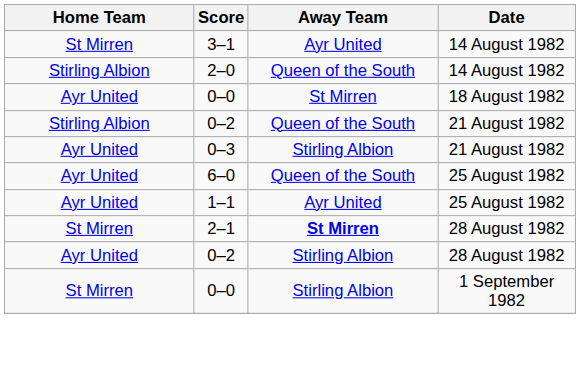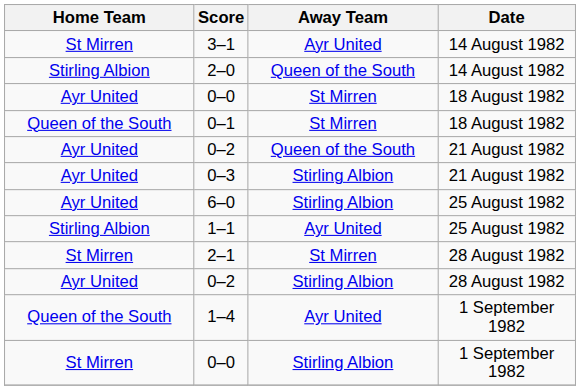+ row: (221, 123)
(99, 123) Stirling Albion -> (99, 149) Ayr United
(343, 176) Queen of the South -> (343, 202) Stirling Albion
(99, 202) Ayr United -> (99, 228) Stirling Albion
(343, 228) bold -> (343, 255) normal
+ row: (221, 317)
